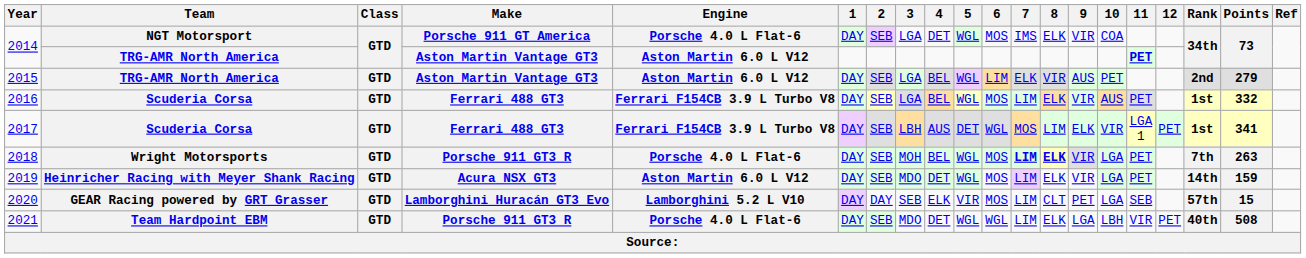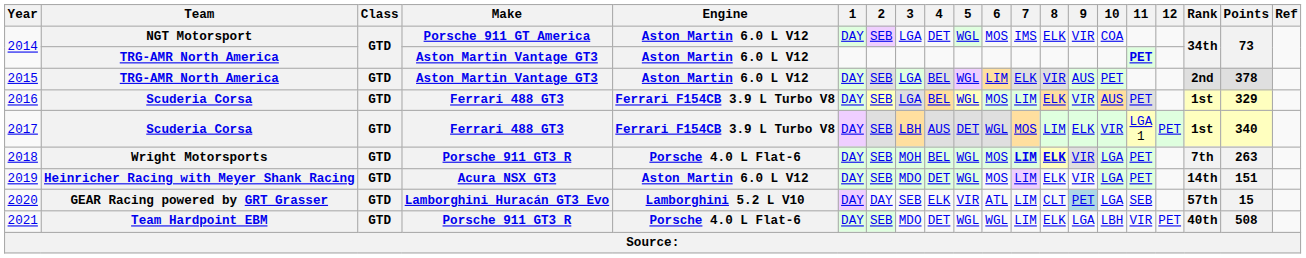(725, 36) Porsche 4.0 L Flat-6 -> (725, 36) Aston Martin 6.0 L V12
(1246, 79) 279 -> (1246, 79) 378
(1246, 100) 332 -> (1246, 100) 329
(1246, 129) 341 -> (1246, 129) 340
(1246, 179) 159 -> (1246, 179) 151
(997, 200) MOS -> (997, 200) ATL
(1083, 200) no background -> (1083, 200) lightblue background
